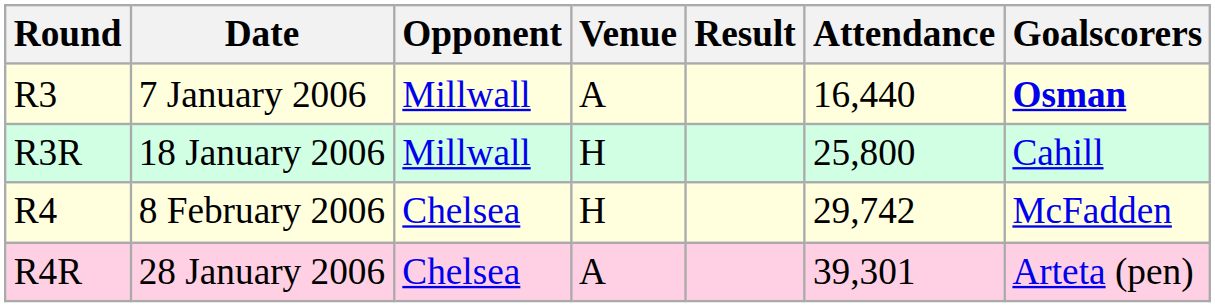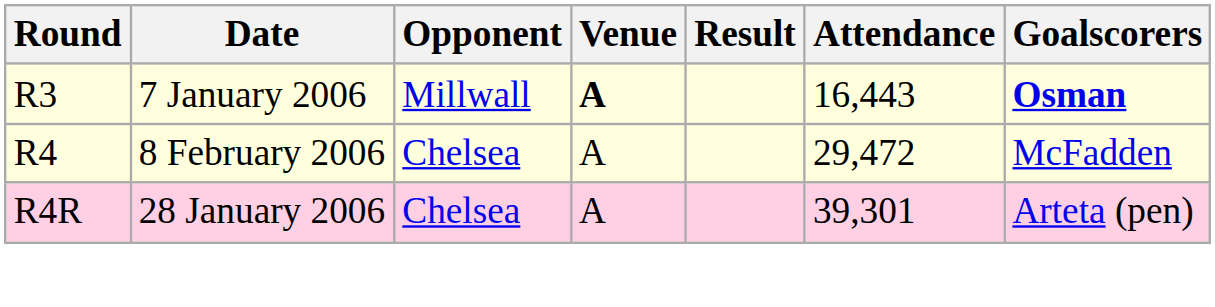(593, 93) normal -> (593, 93) bold
(864, 93) 16,440 -> (864, 93) 16,443
- row: (48, 152)
(593, 211) H -> (593, 152) A
(864, 211) 29,742 -> (864, 152) 29,472
